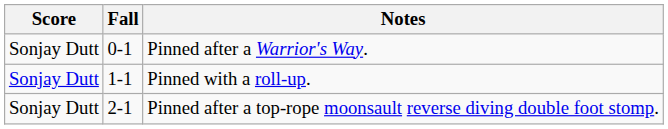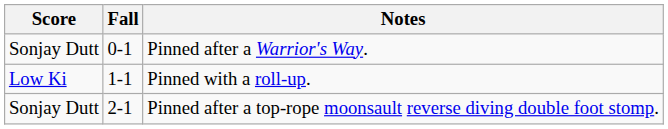(54, 78) Sonjay Dutt -> (38, 78) Low Ki
